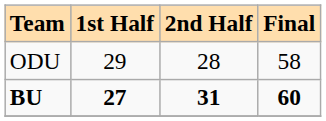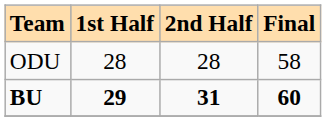(115, 60) 29 -> (115, 60) 28
(115, 97) 27 -> (115, 97) 29
